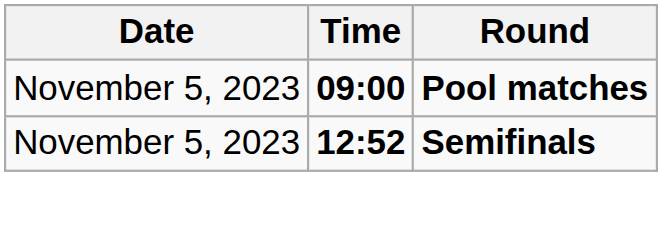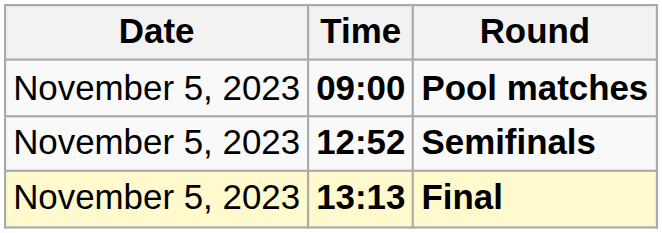+ row: (462, 198)
